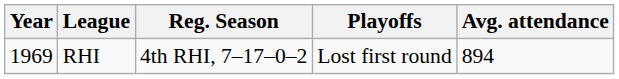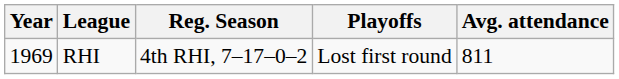(478, 55) 894 -> (477, 55) 811
